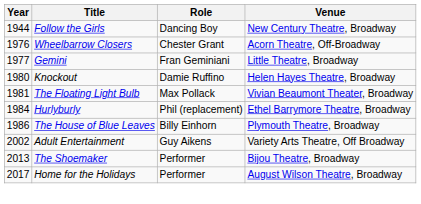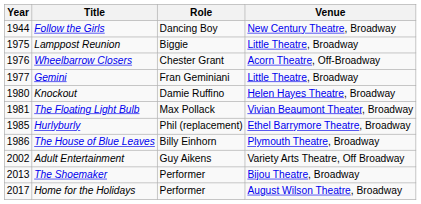+ row: (77, 45)
(18, 110) 1984 -> (18, 126) 1985
